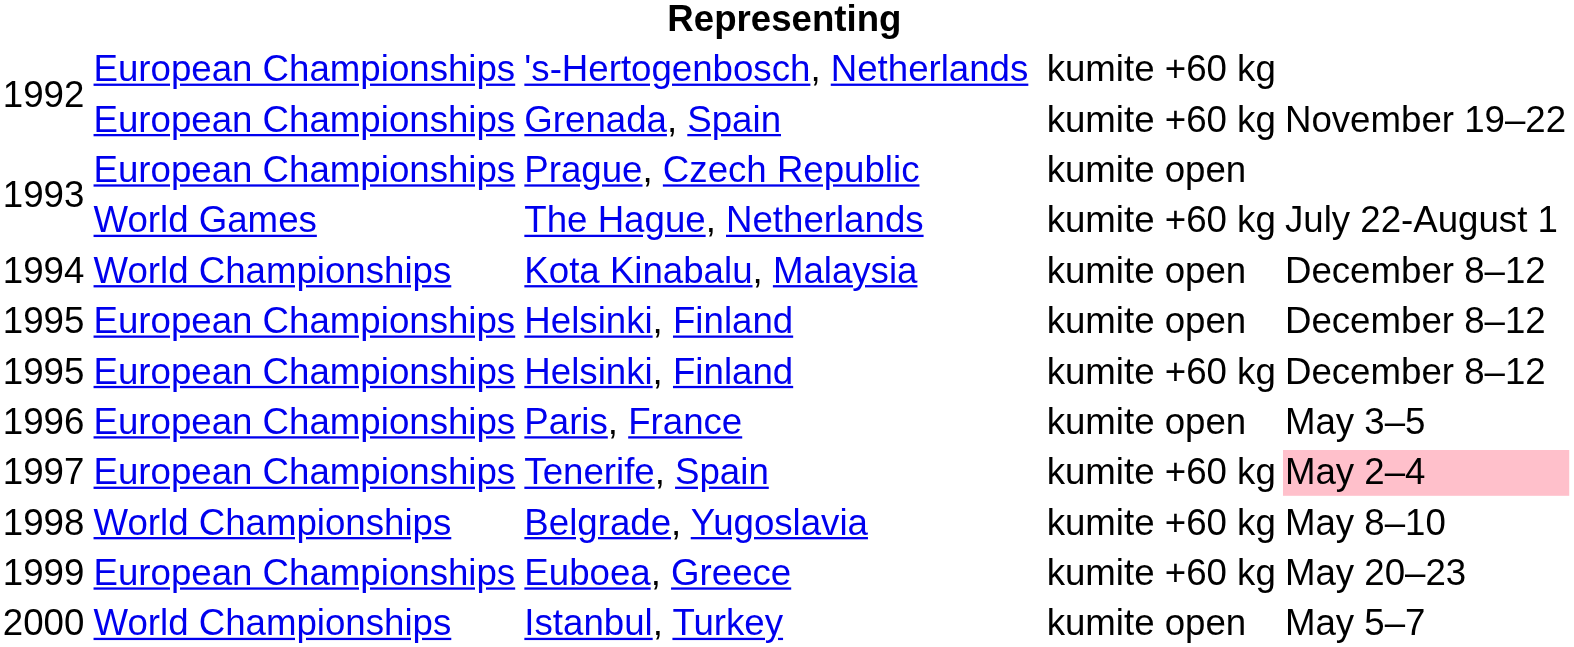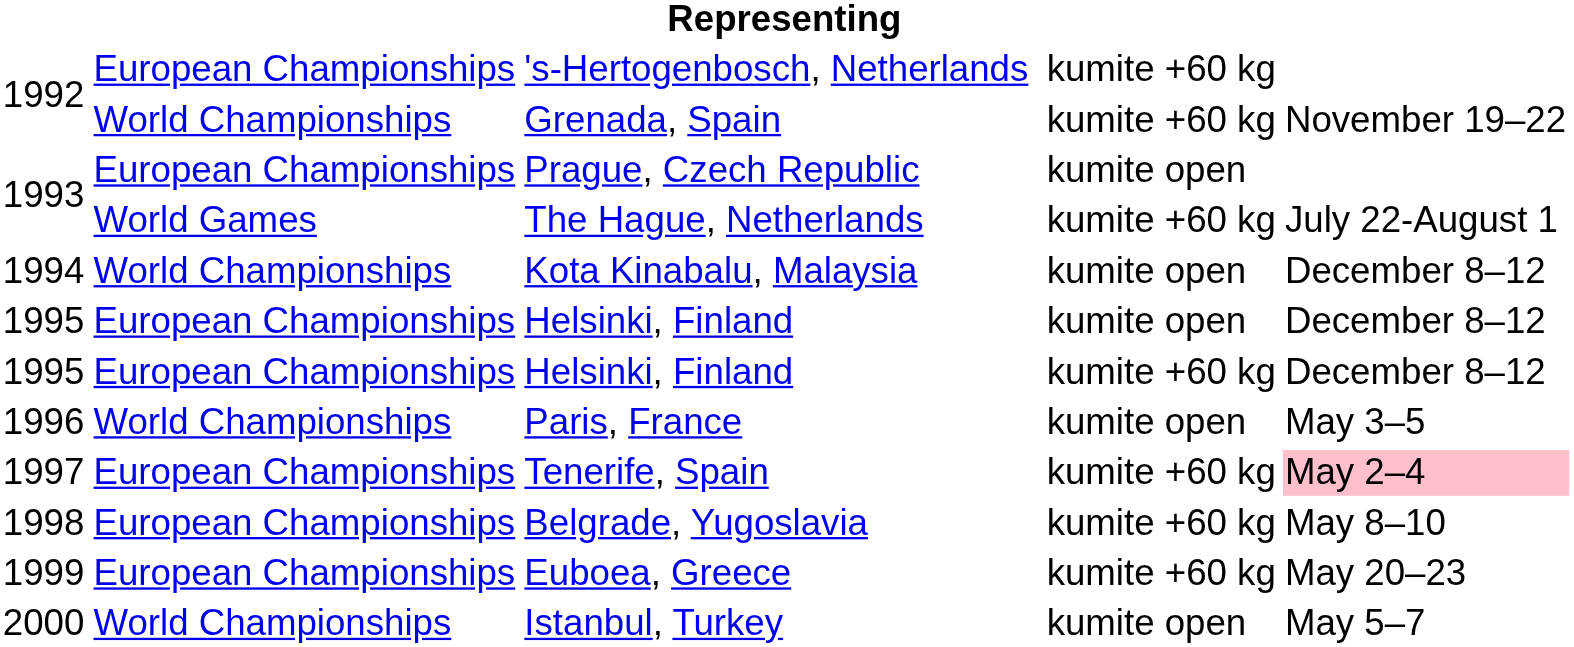(304, 119) European Championships -> (272, 119) World Championships
(304, 421) European Championships -> (272, 421) World Championships
(272, 522) World Championships -> (304, 522) European Championships
